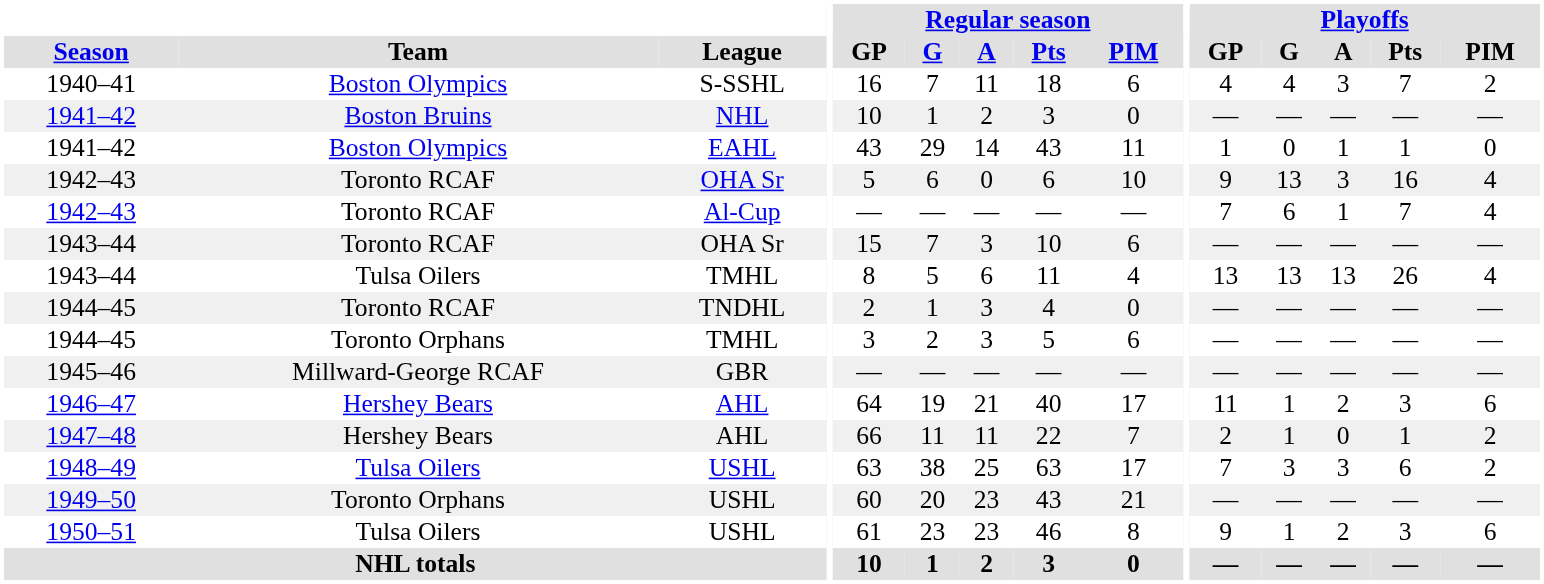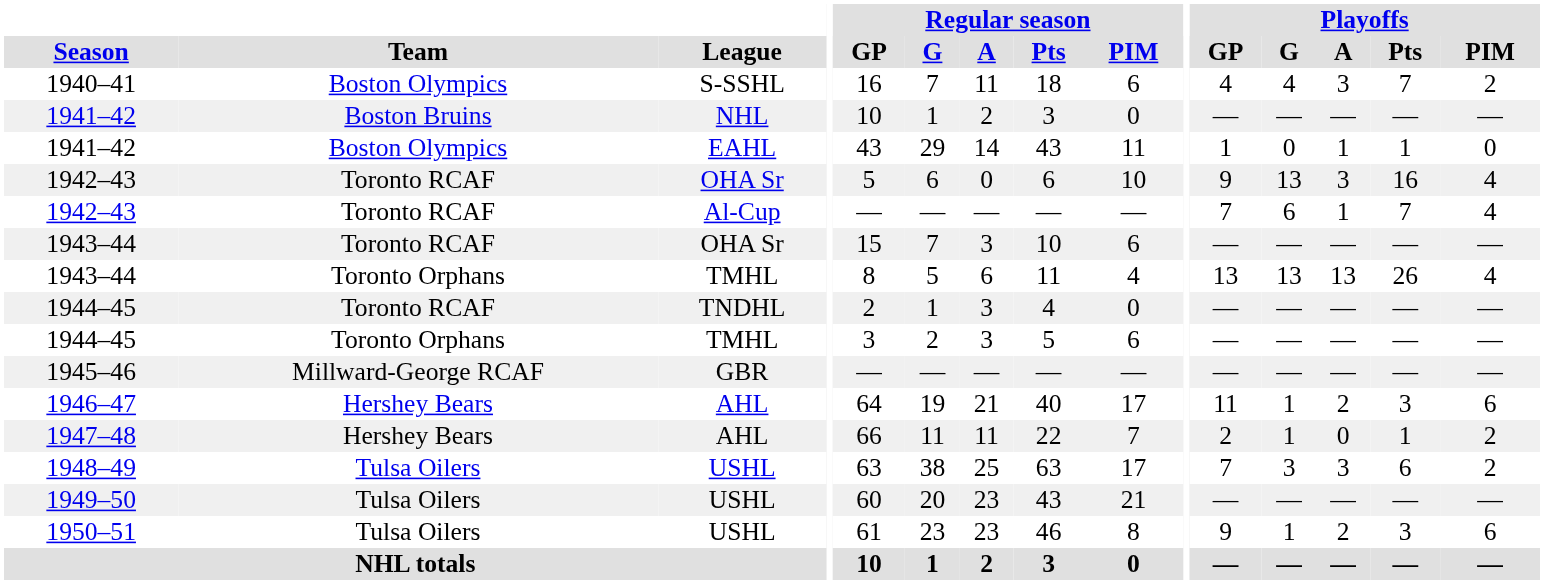(418, 275) Tulsa Oilers -> (418, 275) Toronto Orphans
(418, 499) Toronto Orphans -> (418, 499) Tulsa Oilers
